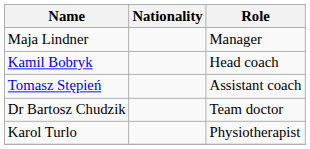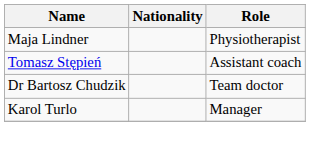(236, 39) Manager -> (255, 39) Physiotherapist
- row: (50, 62)
(255, 132) Physiotherapist -> (236, 109) Manager
